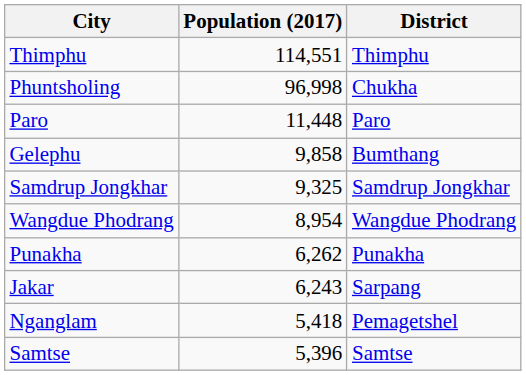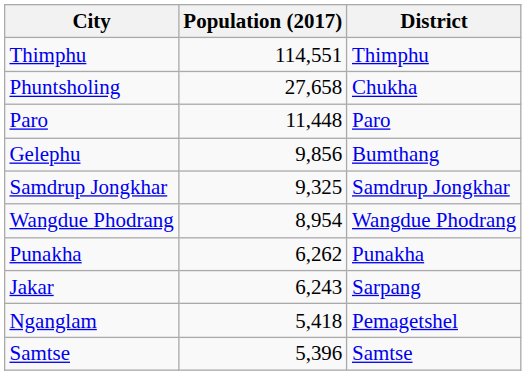(314, 87) 96,998 -> (314, 87) 27,658
(319, 154) 9,858 -> (319, 154) 9,856
